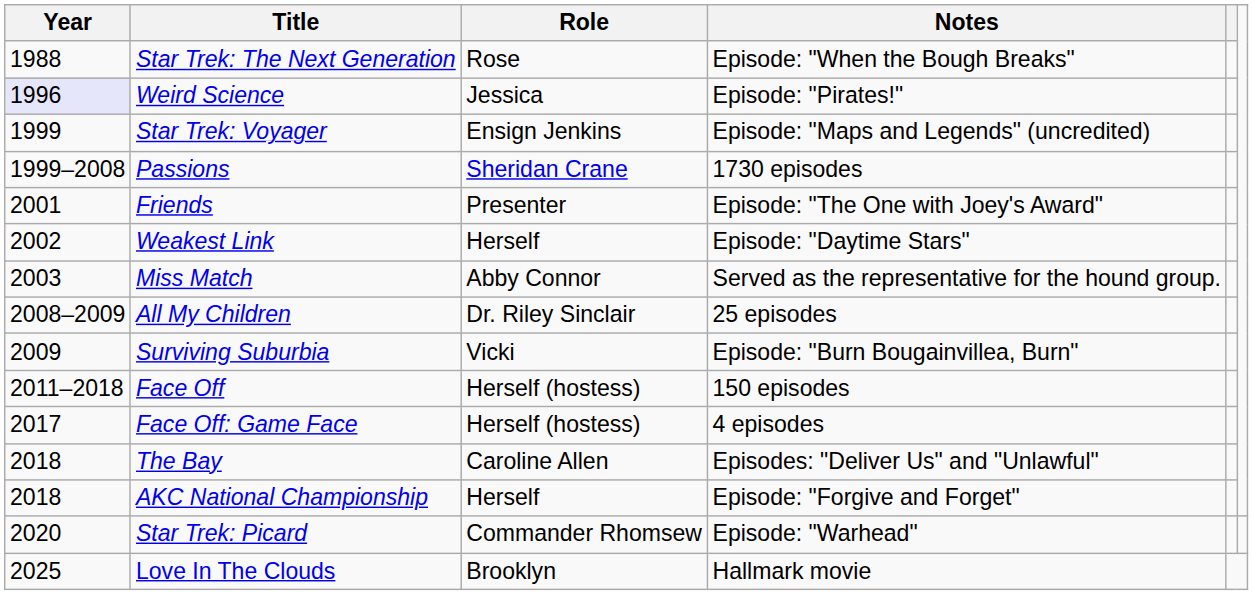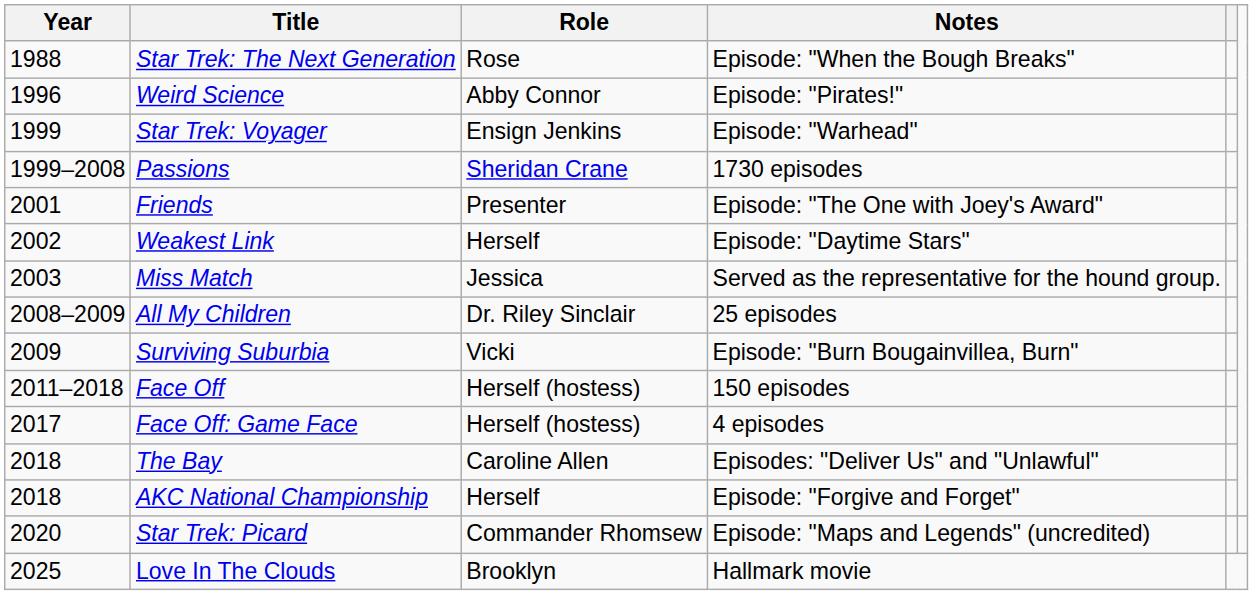(36, 95) lavender background -> (36, 95) no background
(505, 95) Jessica -> (534, 95) Abby Connor
(931, 132) Episode: "Maps and Legends" (uncredited) -> (815, 132) Episode: "Warhead"
(534, 278) Abby Connor -> (505, 278) Jessica
(815, 534) Episode: "Warhead" -> (931, 534) Episode: "Maps and Legends" (uncredited)
